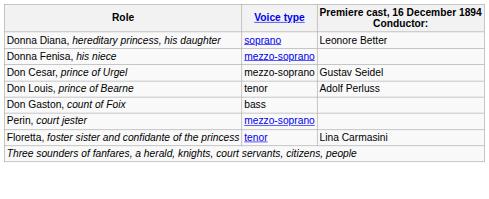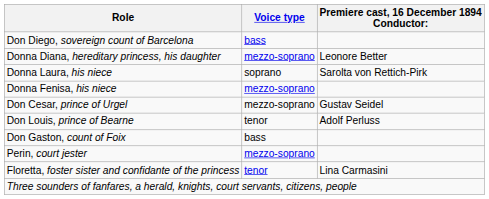+ row: (100, 40)
(263, 40) soprano -> (279, 56) mezzo-soprano
+ row: (59, 72)
